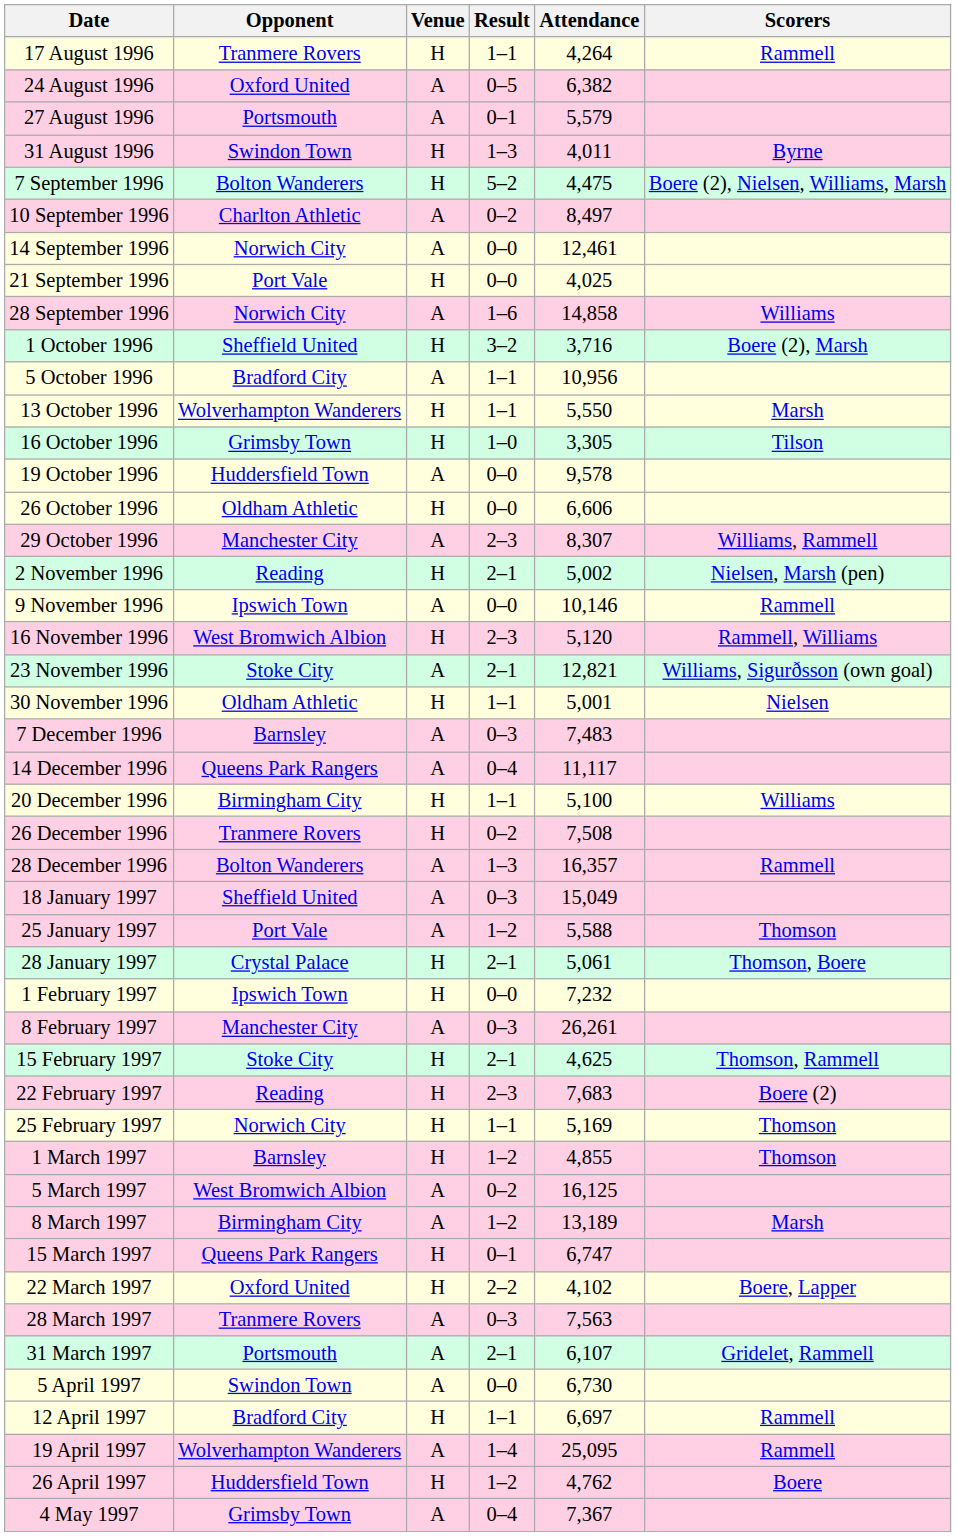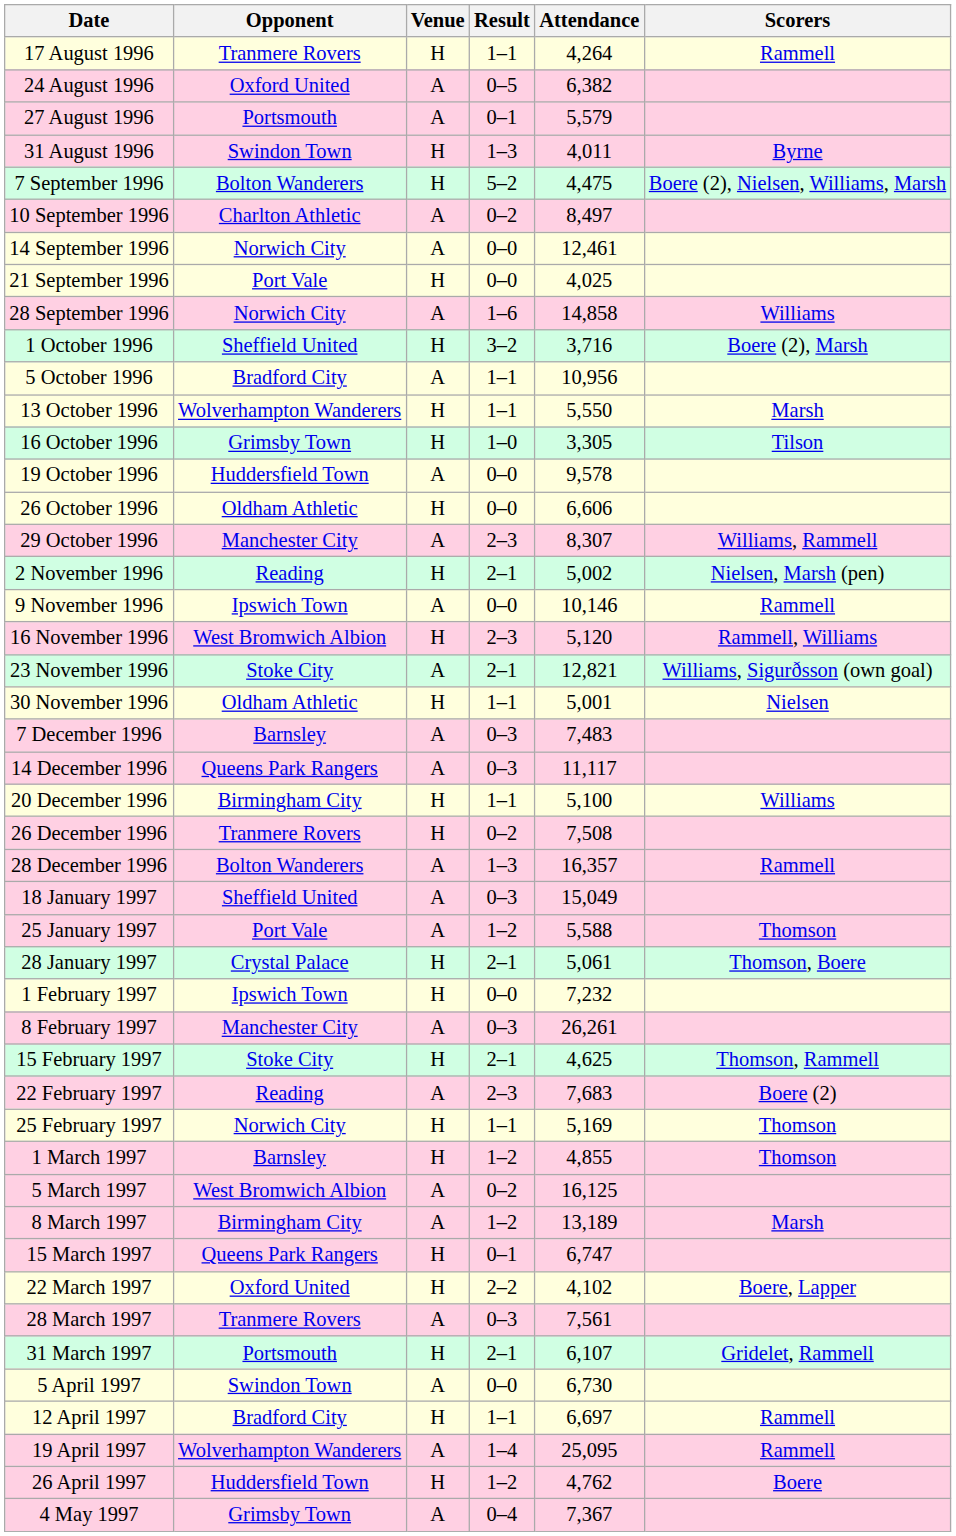(502, 767) 0–4 -> (502, 767) 0–3
(438, 1092) H -> (438, 1092) A
(589, 1319) 7,563 -> (589, 1319) 7,561
(438, 1352) A -> (438, 1352) H
